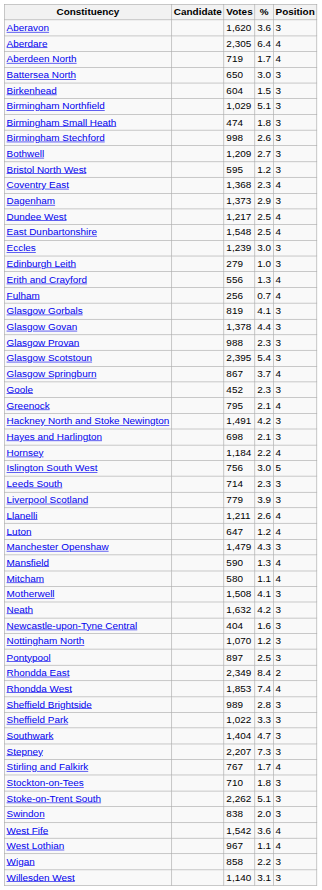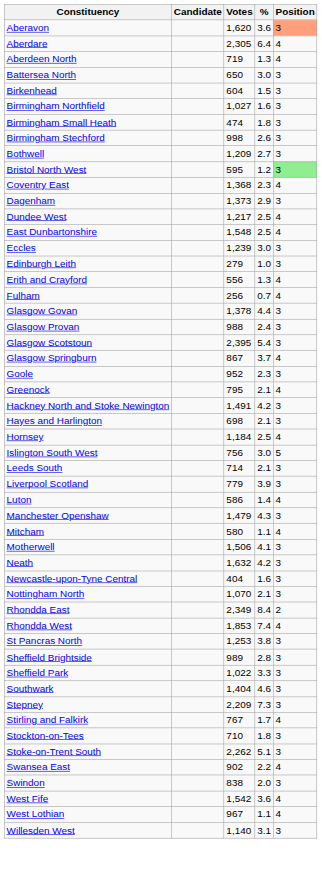(278, 28) no background -> (278, 28) lightsalmon background
(264, 59) 1.7 -> (264, 59) 1.3
(239, 106) 1,029 -> (239, 106) 1,027
(264, 106) 5.1 -> (264, 106) 1.6
(278, 169) no background -> (278, 169) lightgreen background
- row: (45, 311)
(264, 342) 2.3 -> (264, 327) 2.4
(235, 389) 452 -> (235, 374) 952
(264, 452) 2.2 -> (264, 437) 2.5
(264, 484) 2.3 -> (264, 468) 2.1
- row: (22, 515)
(235, 531) 647 -> (235, 500) 586
(264, 531) 1.2 -> (264, 500) 1.4
- row: (28, 563)
(239, 594) 1,508 -> (239, 547) 1,506
(264, 641) 1.2 -> (264, 594) 2.1
- row: (29, 657)
+ row: (44, 641)
(264, 736) 4.7 -> (264, 688) 4.6
(239, 751) 2,207 -> (239, 704) 2,209
+ row: (38, 767)
- row: (21, 861)
